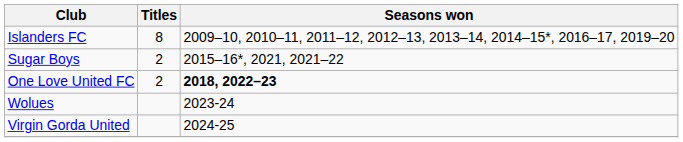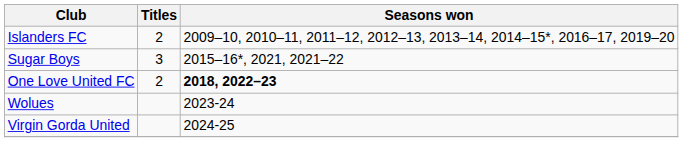(159, 37) 8 -> (159, 37) 2
(159, 59) 2 -> (159, 59) 3
